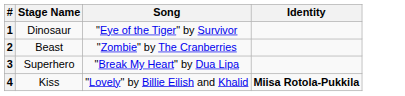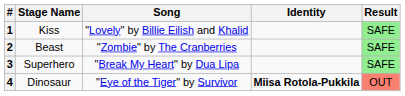+ column: (381, 13)
(49, 30) Dinosaur -> (49, 30) Kiss
(167, 30) "Eye of the Tiger" by Survivor -> (167, 30) "Lovely" by Billie Eilish and Khalid
(49, 82) Kiss -> (49, 82) Dinosaur
(167, 82) "Lovely" by Billie Eilish and Khalid -> (167, 82) "Eye of the Tiger" by Survivor
